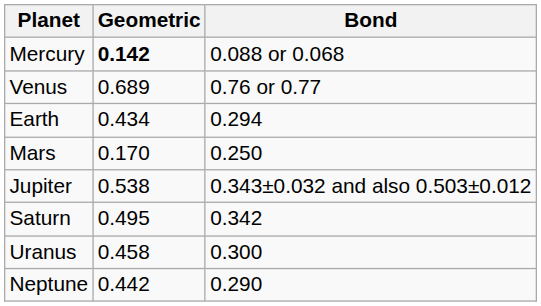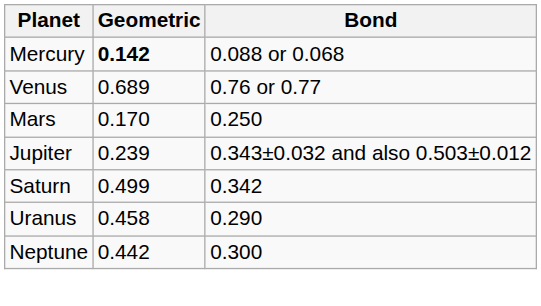- row: (34, 119)
(124, 185) 0.538 -> (124, 152) 0.239
(124, 218) 0.495 -> (124, 185) 0.499
(236, 251) 0.300 -> (236, 218) 0.290
(236, 284) 0.290 -> (236, 251) 0.300
